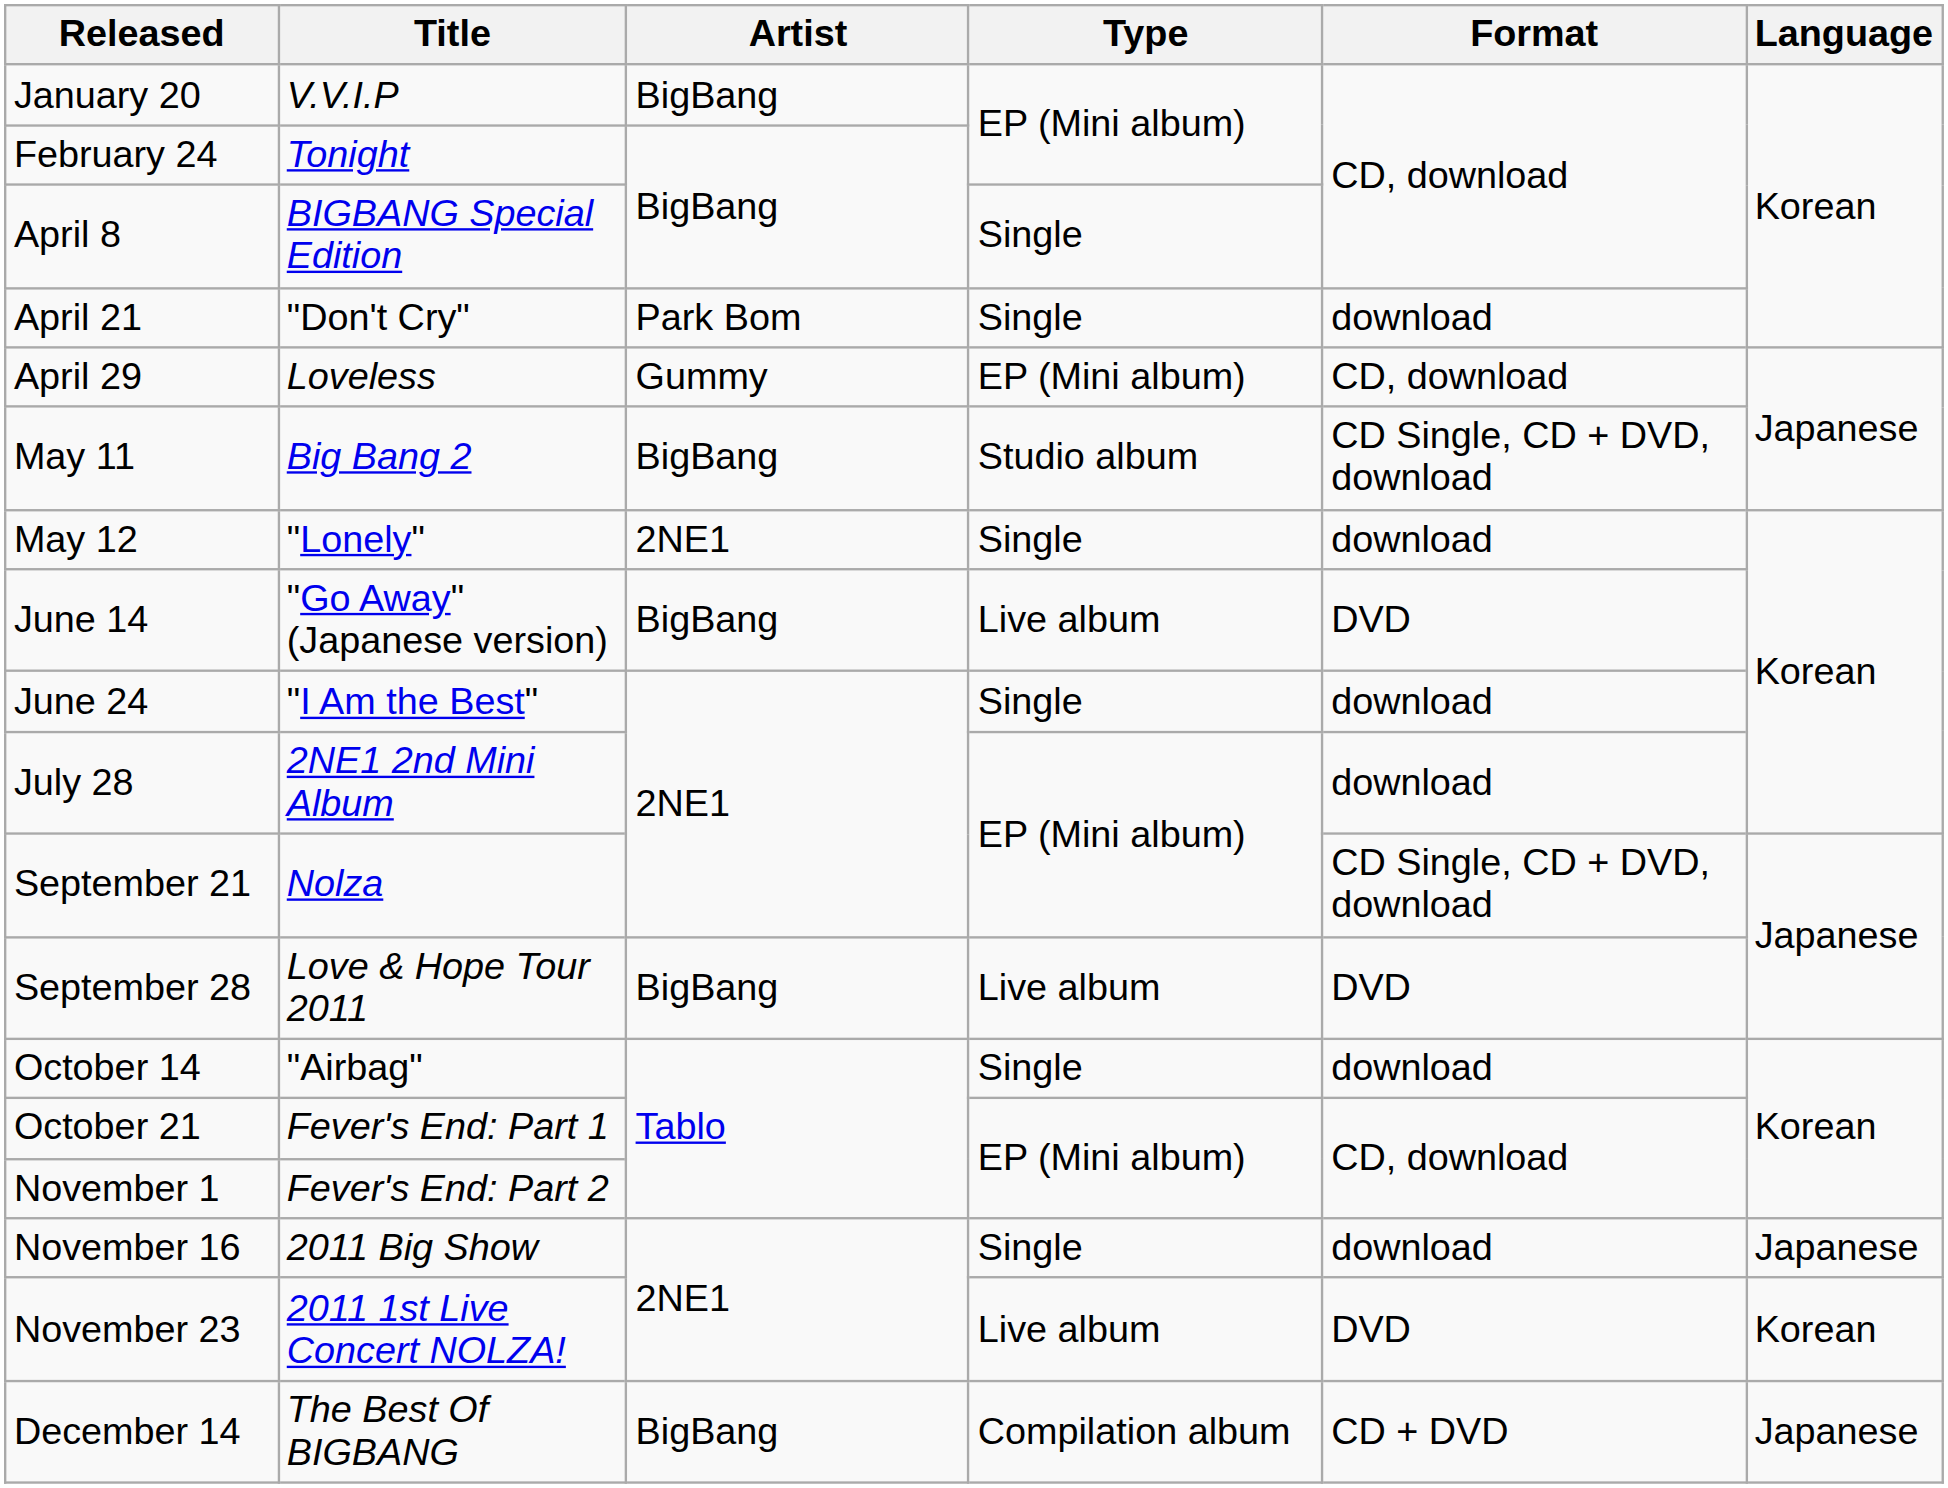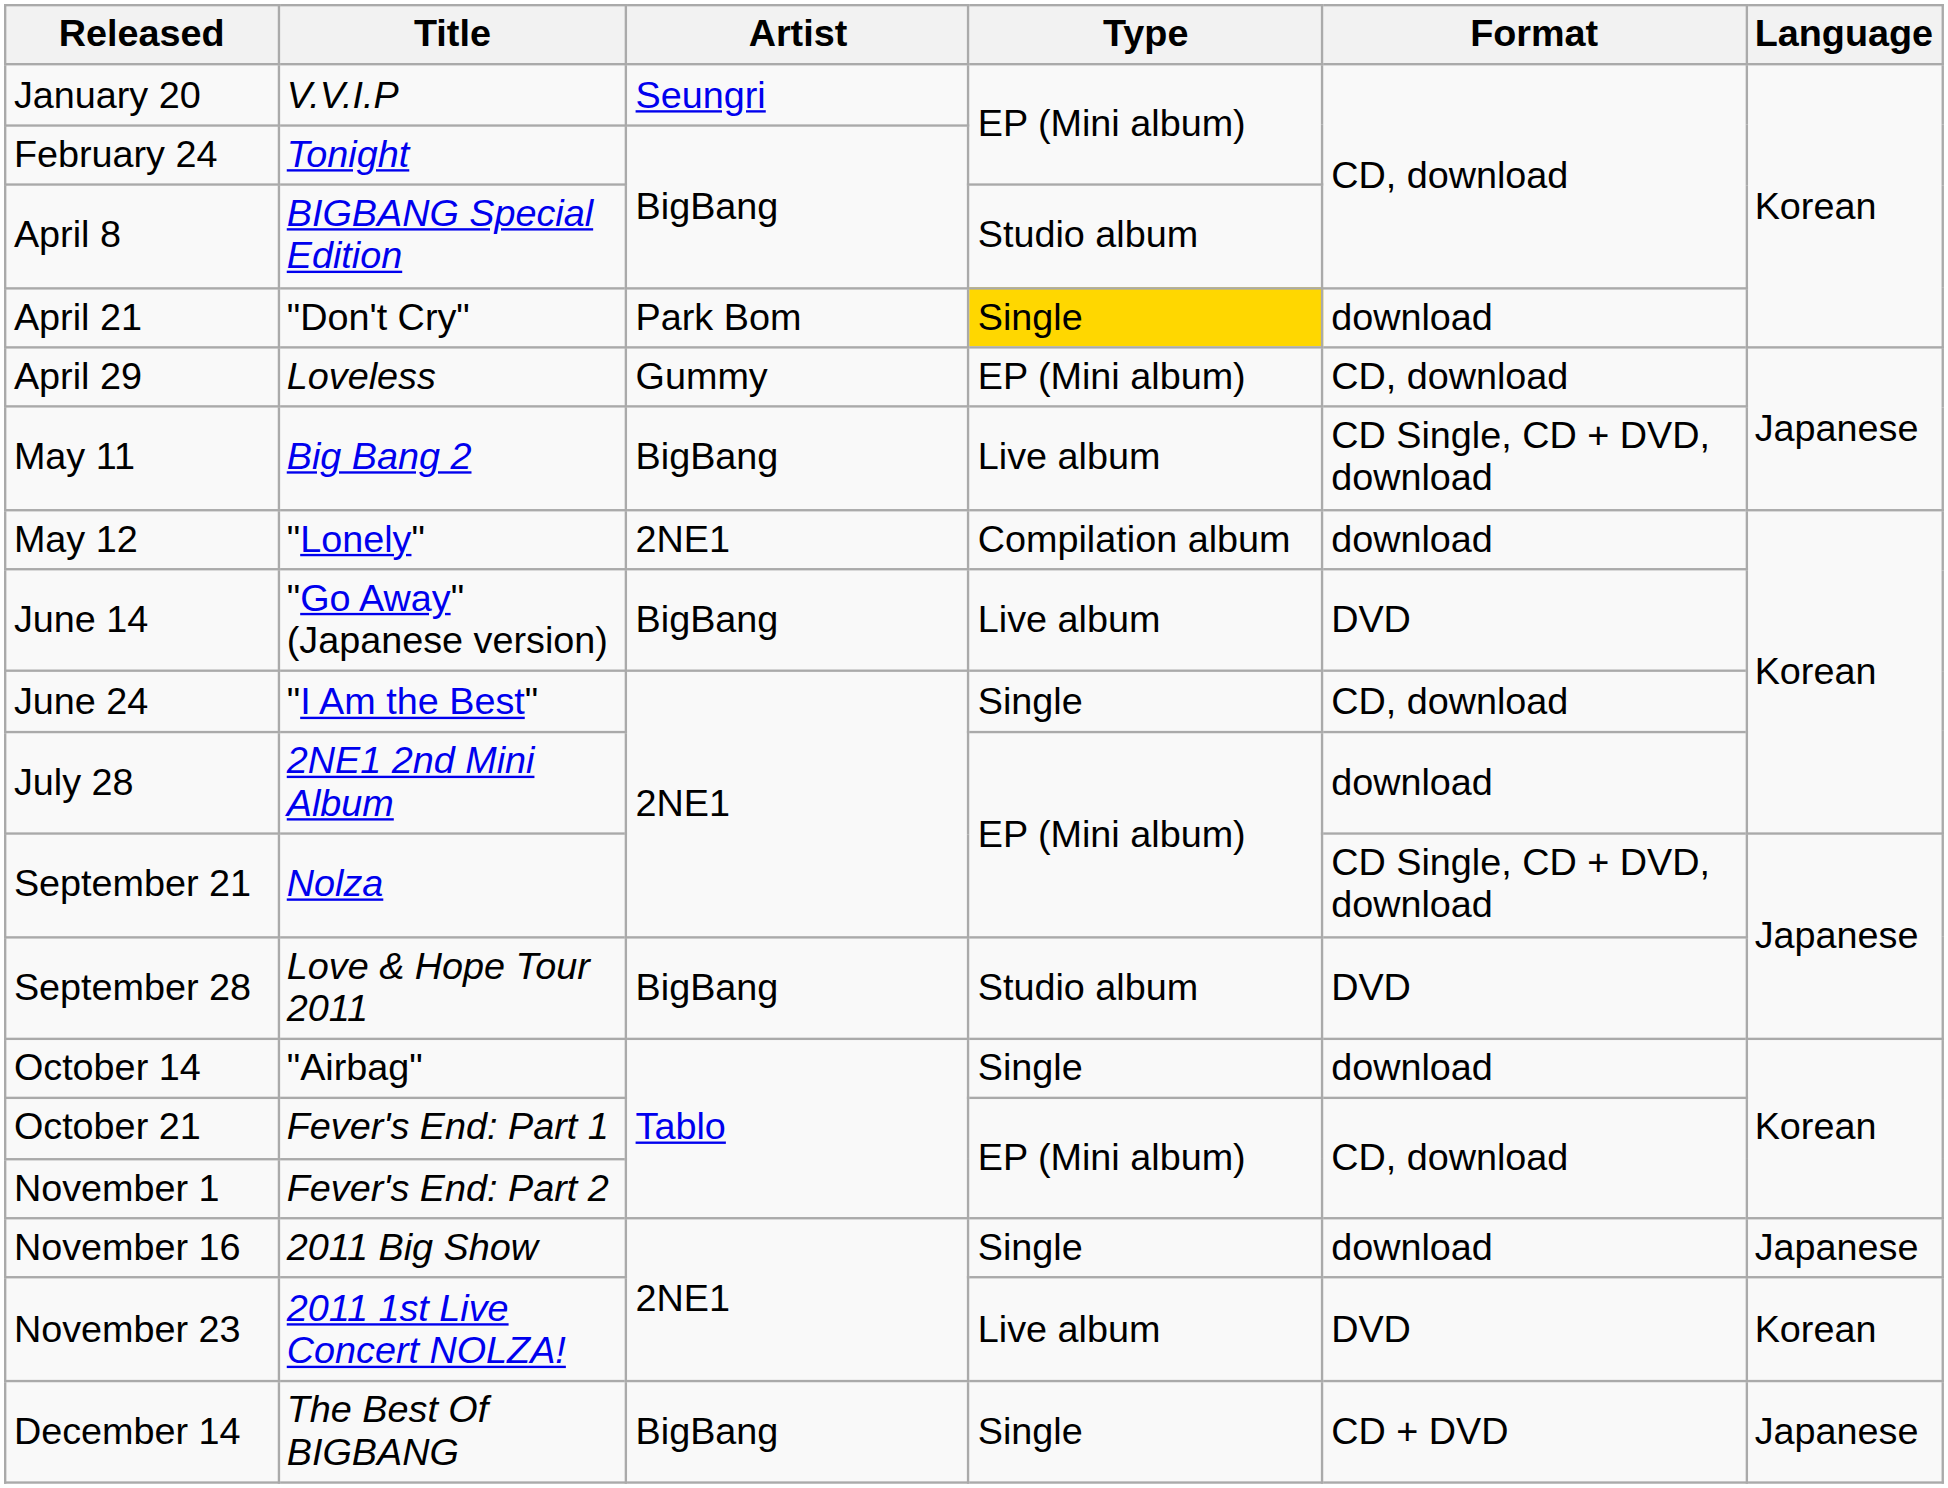(707, 94) BigBang -> (701, 94) Seungri
(1030, 235) Single -> (1088, 235) Studio album
(1030, 316) no background -> (1030, 316) gold background
(1088, 457) Studio album -> (1069, 457) Live album
(1030, 538) Single -> (1134, 538) Compilation album
(1412, 700) download -> (1450, 700) CD, download
(1069, 986) Live album -> (1088, 986) Studio album
(1134, 1430) Compilation album -> (1030, 1430) Single
